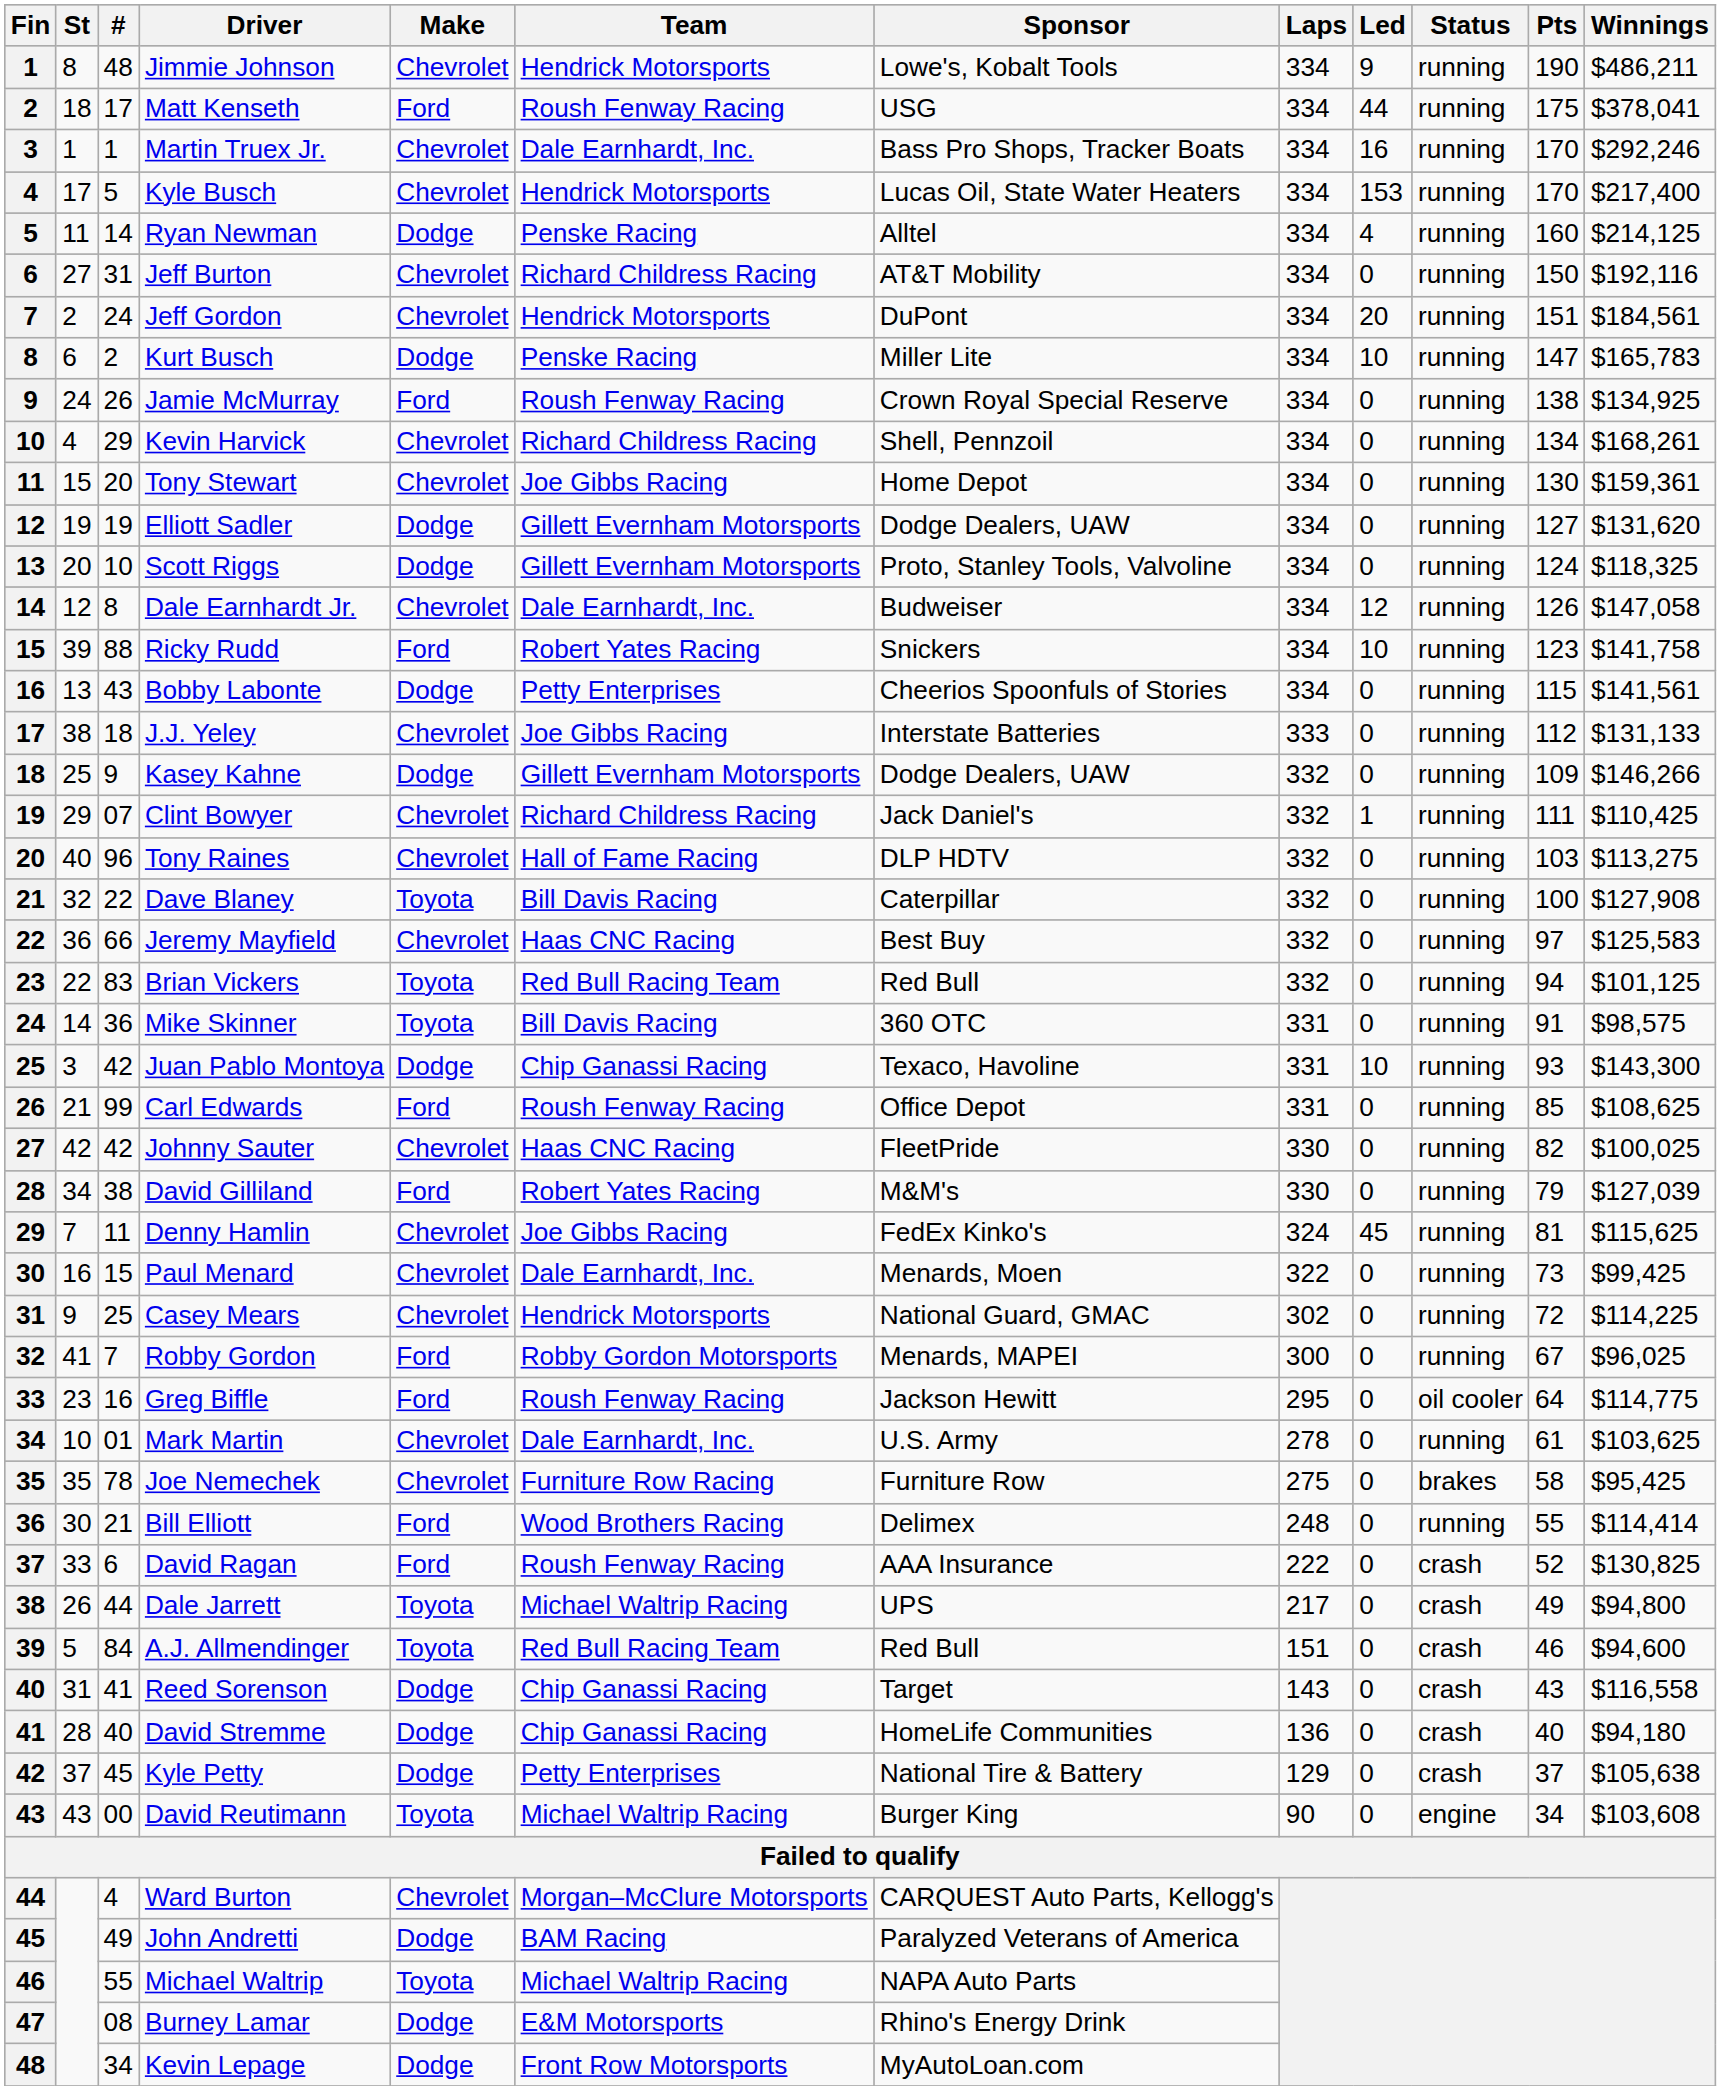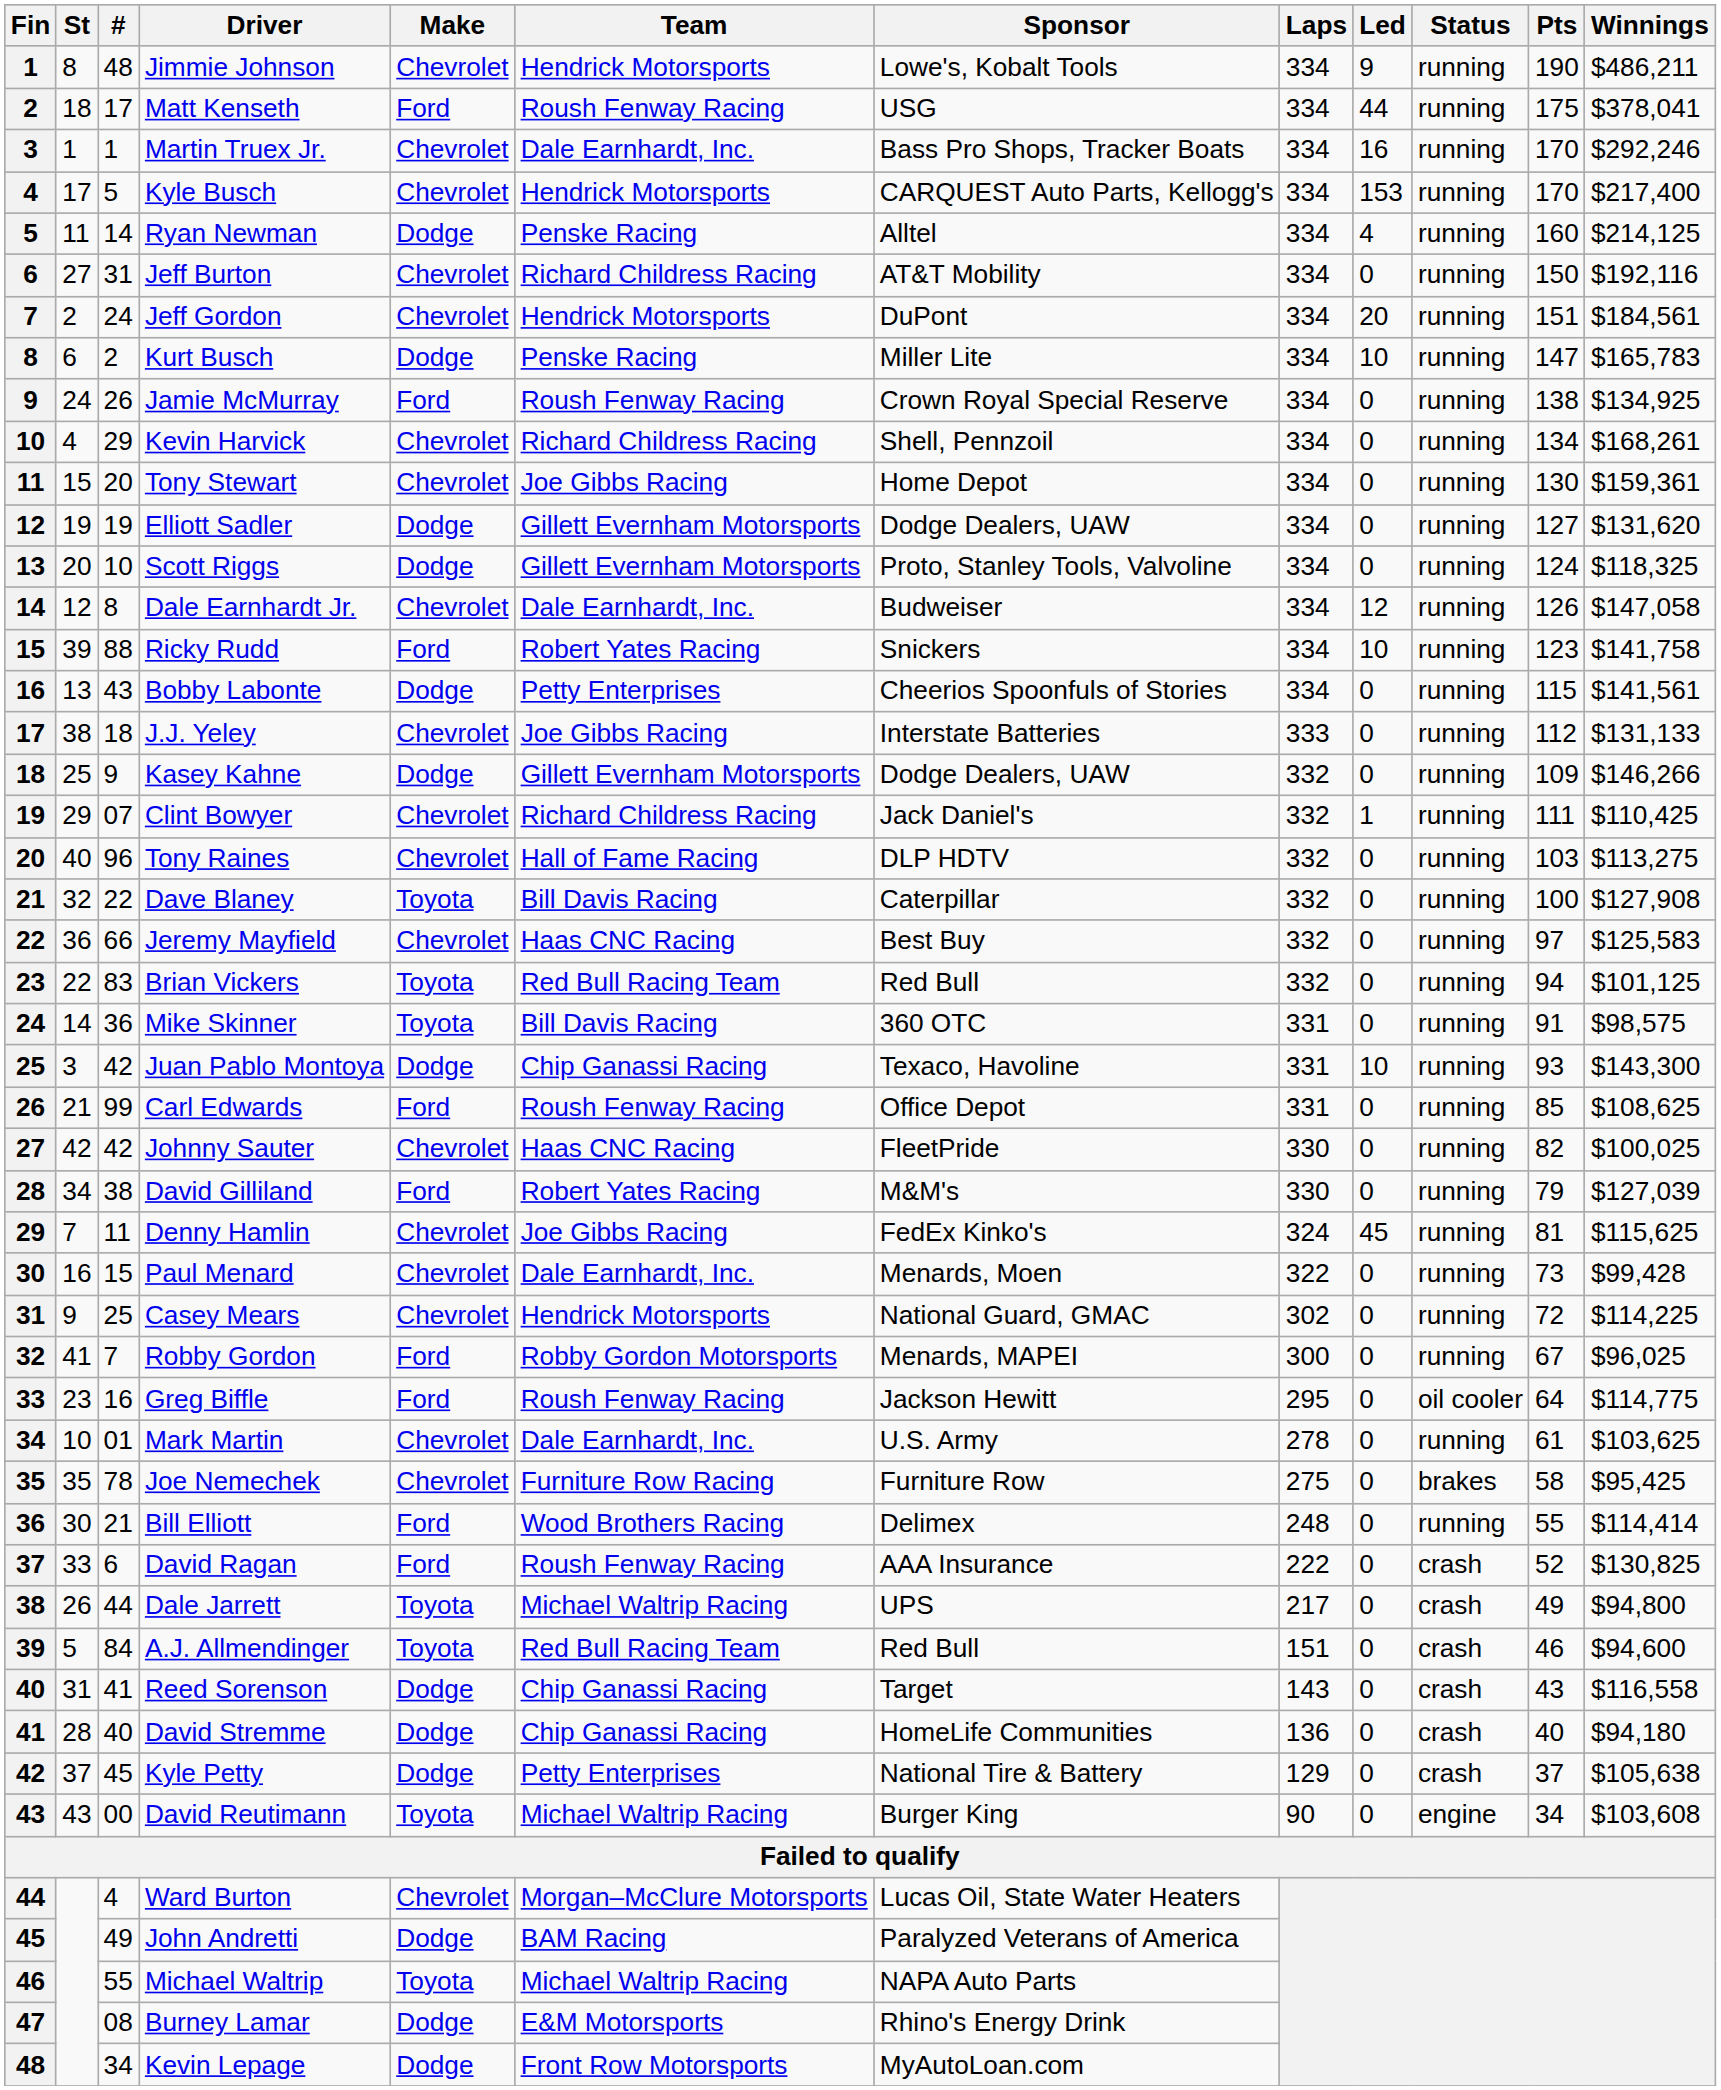(1060, 191) Lucas Oil, State Water Heaters -> (1077, 191) CARQUEST Auto Parts, Kellogg's
(1638, 1273) $99,425 -> (1638, 1273) $99,428
(1077, 1897) CARQUEST Auto Parts, Kellogg's -> (1060, 1897) Lucas Oil, State Water Heaters
